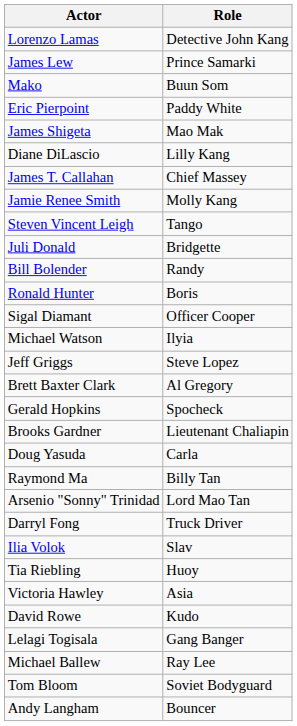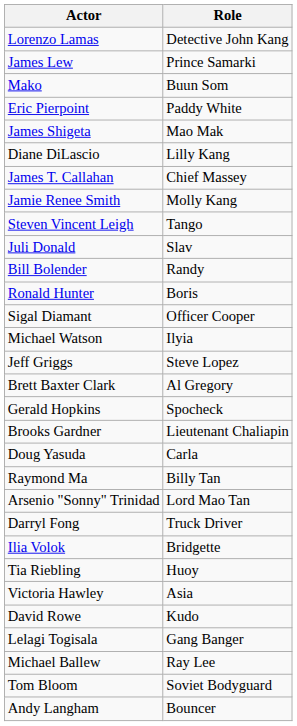(193, 246) Bridgette -> (179, 246) Slav
(179, 547) Slav -> (193, 547) Bridgette
